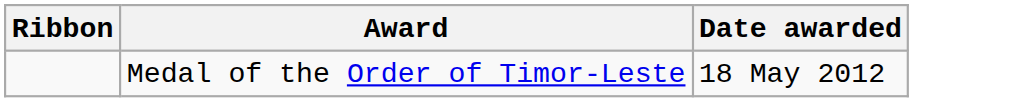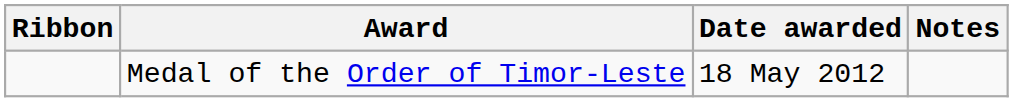+ column: (958, 28)
